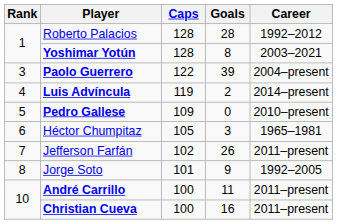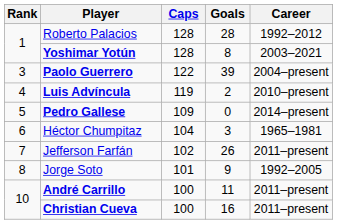(291, 92) 2014–present -> (291, 92) 2010–present
(291, 111) 2010–present -> (291, 111) 2014–present
(183, 131) 105 -> (183, 131) 104
